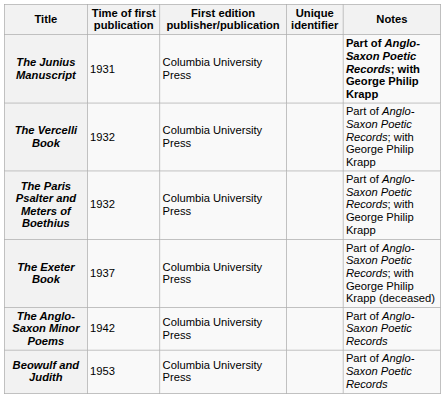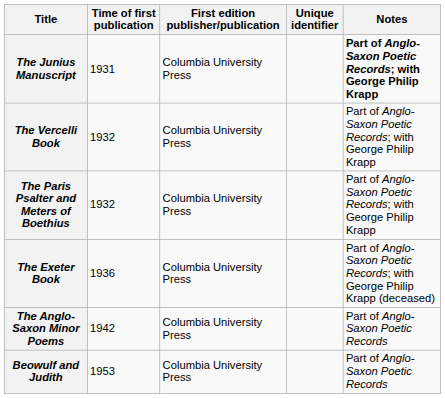(102, 273) 1937 -> (102, 273) 1936
